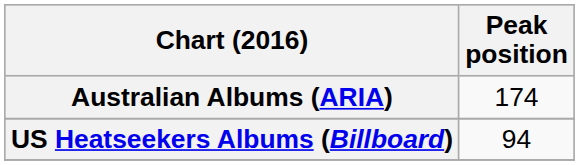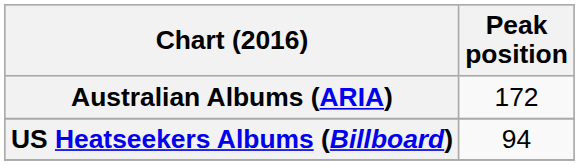(517, 97) 174 -> (517, 97) 172
